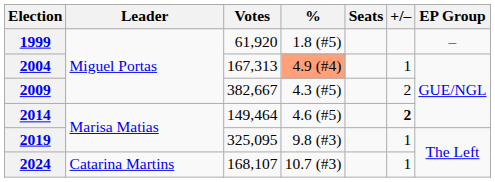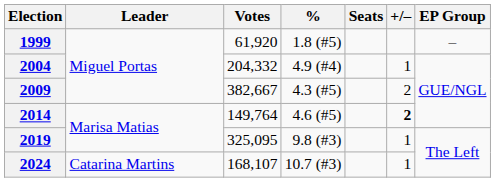(252, 66) 167,313 -> (252, 66) 204,332
(317, 66) lightsalmon background -> (317, 66) no background
(252, 115) 149,464 -> (252, 115) 149,764
